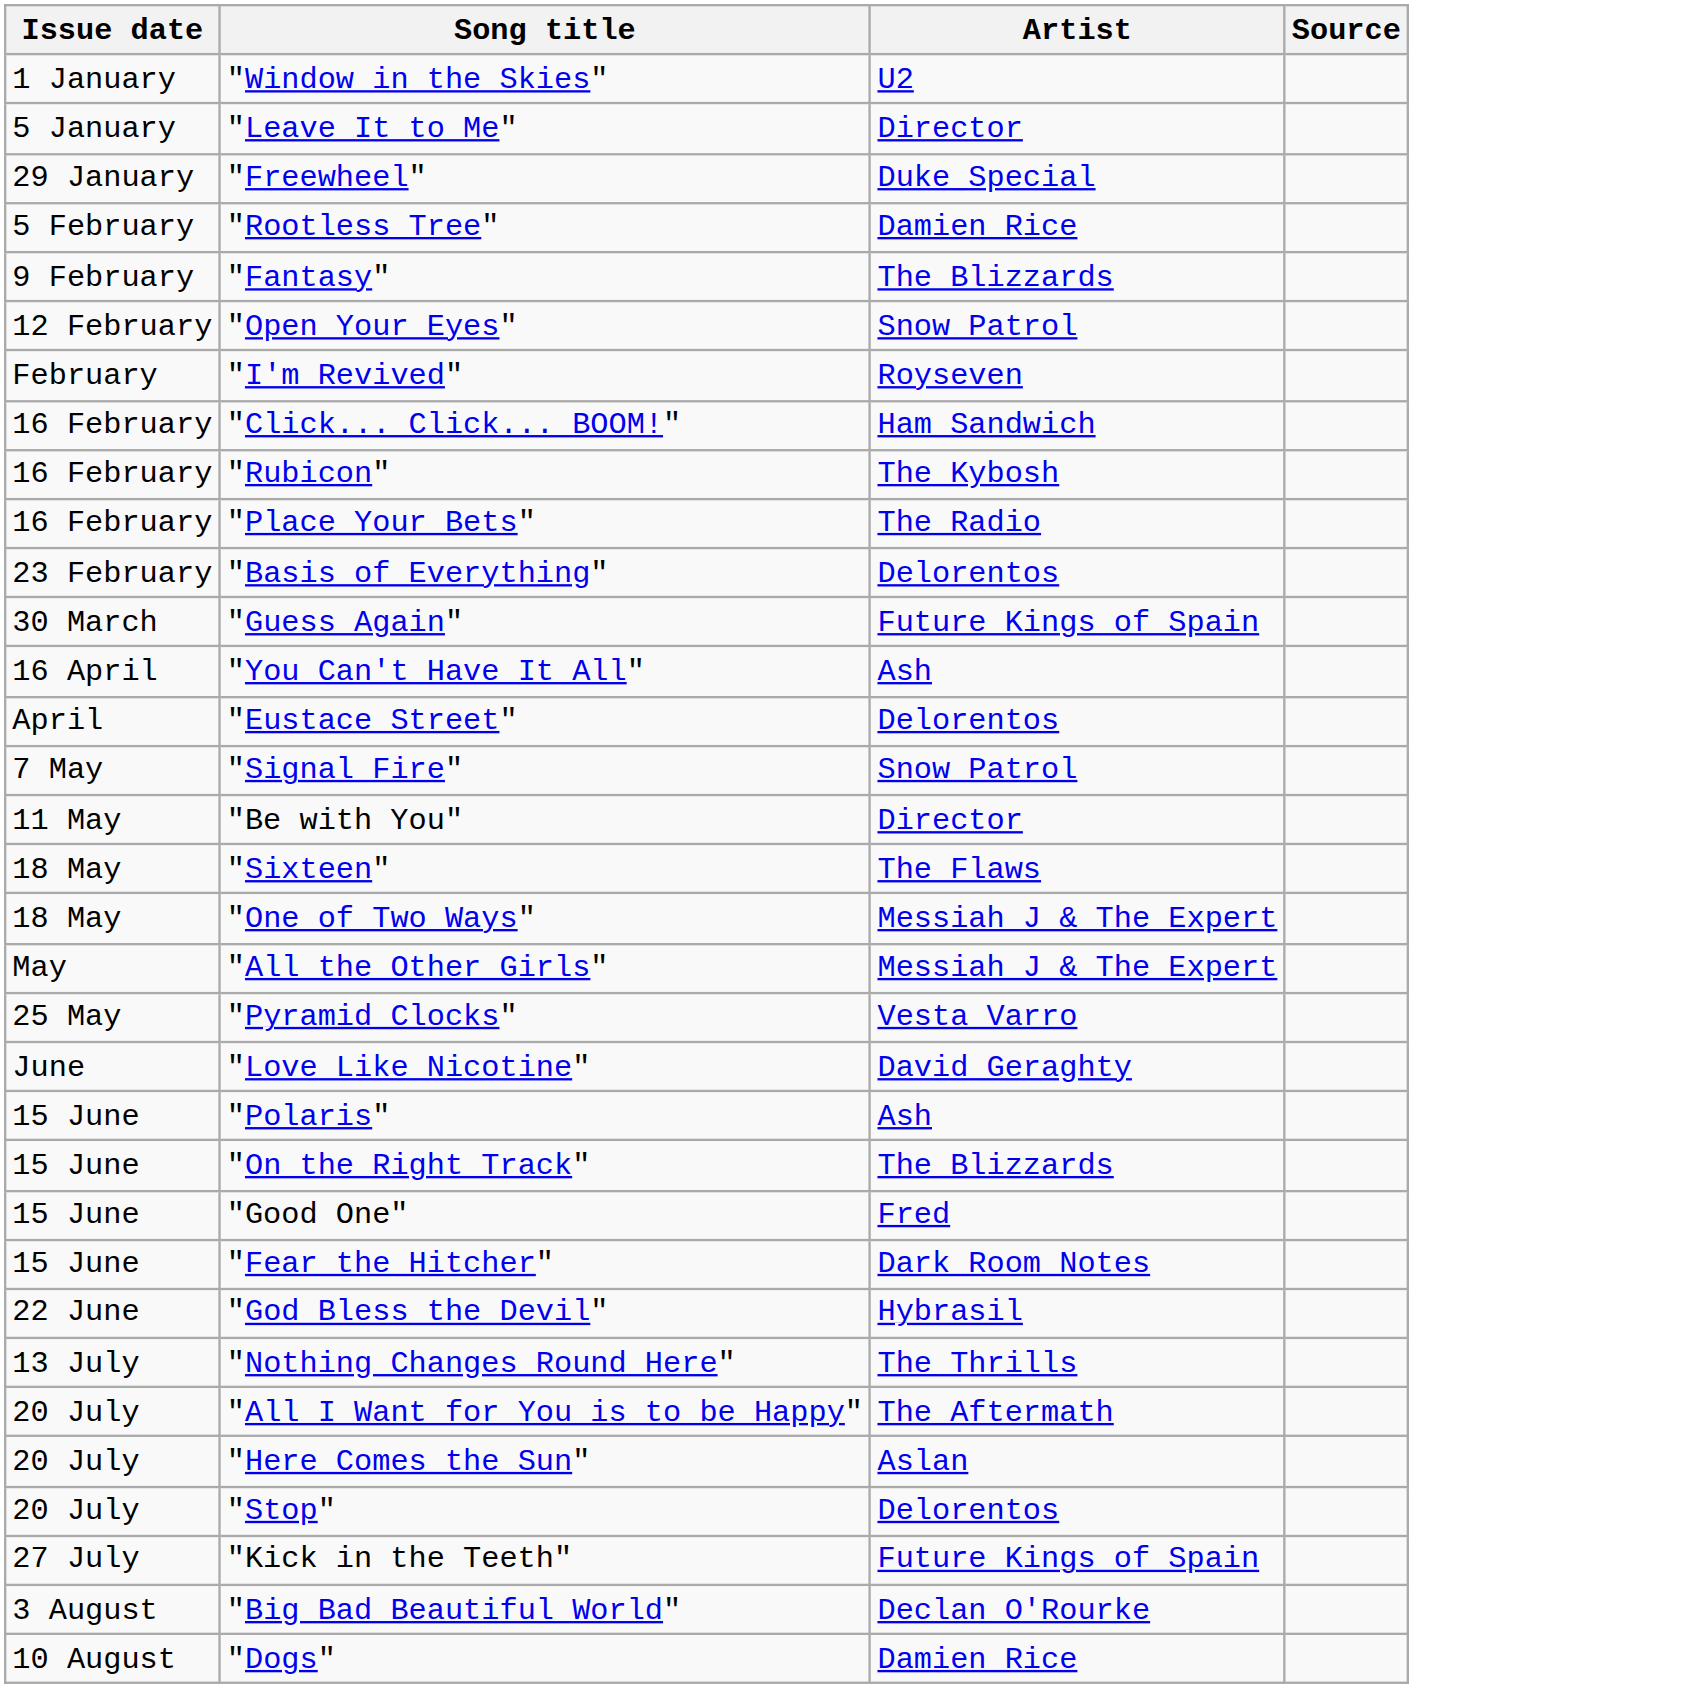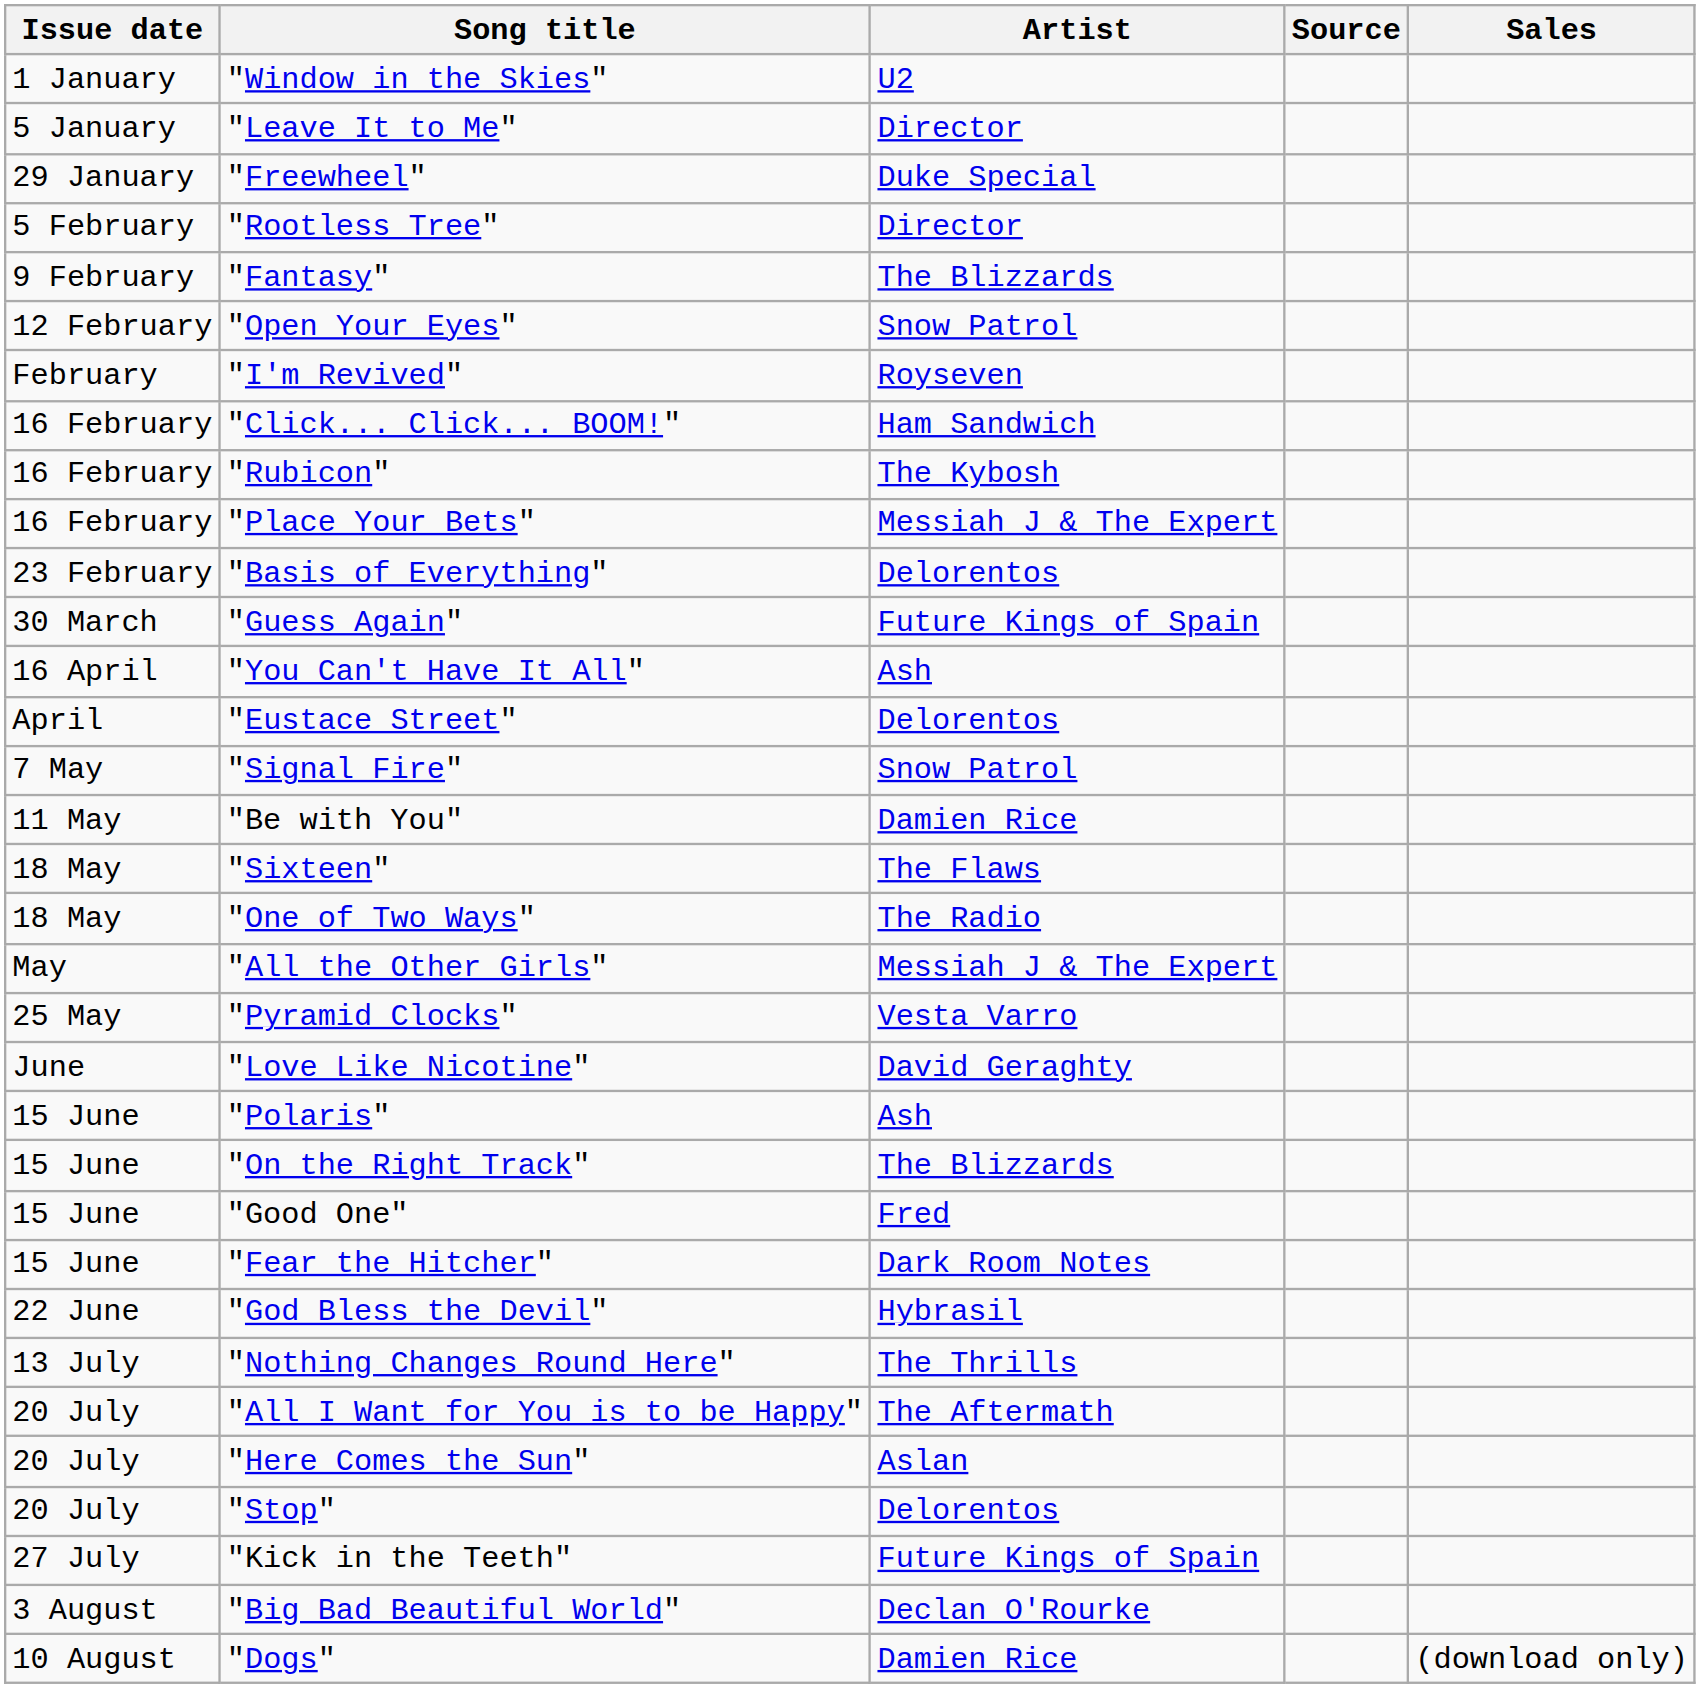+ column: (1552, 30)
(977, 227) Damien Rice -> (950, 227) Director
(959, 524) The Radio -> (1077, 524) Messiah J & The Expert
(950, 820) Director -> (977, 820) Damien Rice
(1077, 918) Messiah J & The Expert -> (959, 918) The Radio
